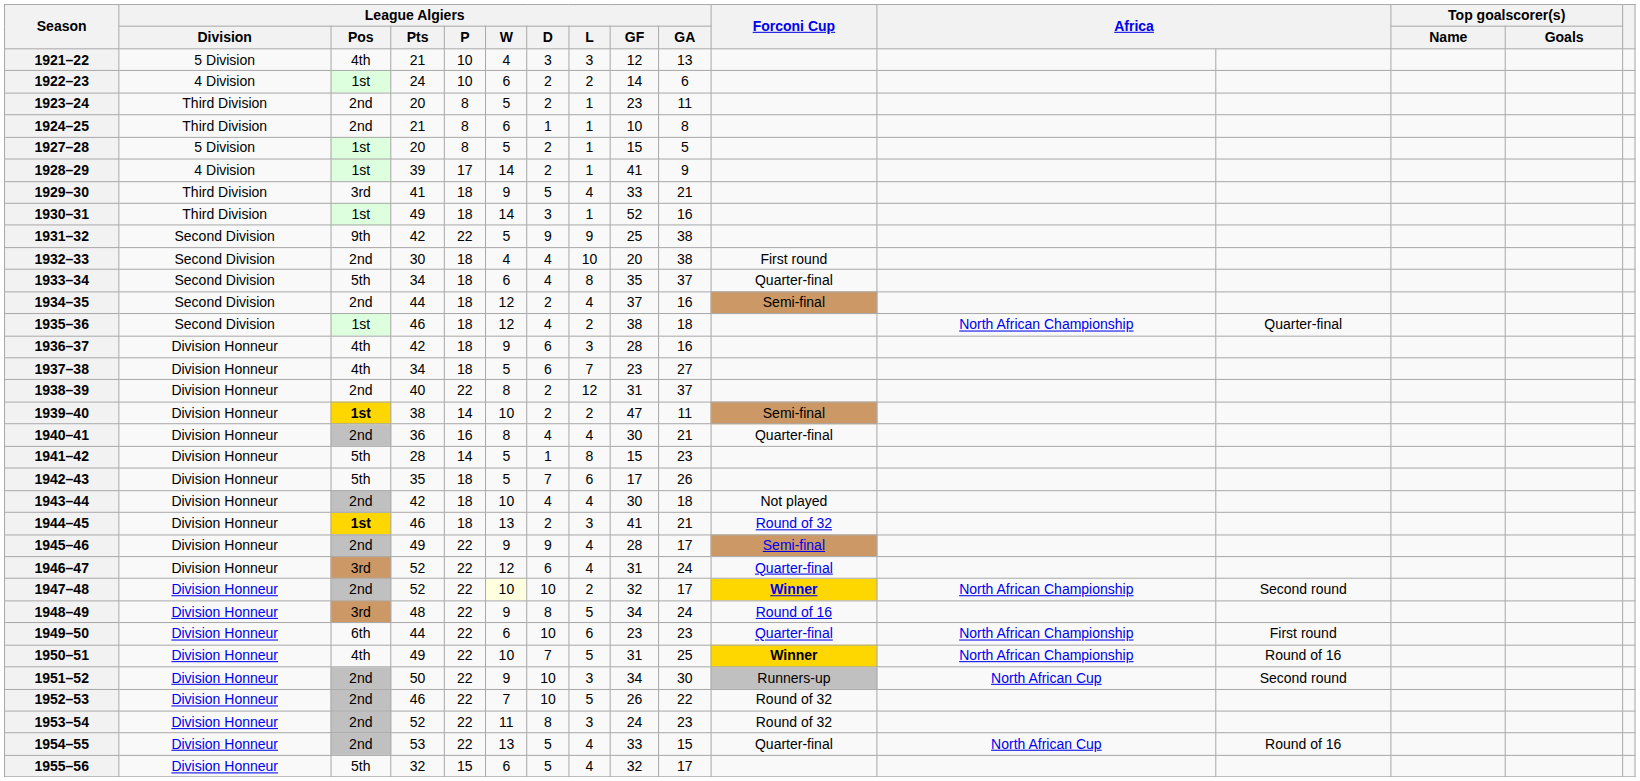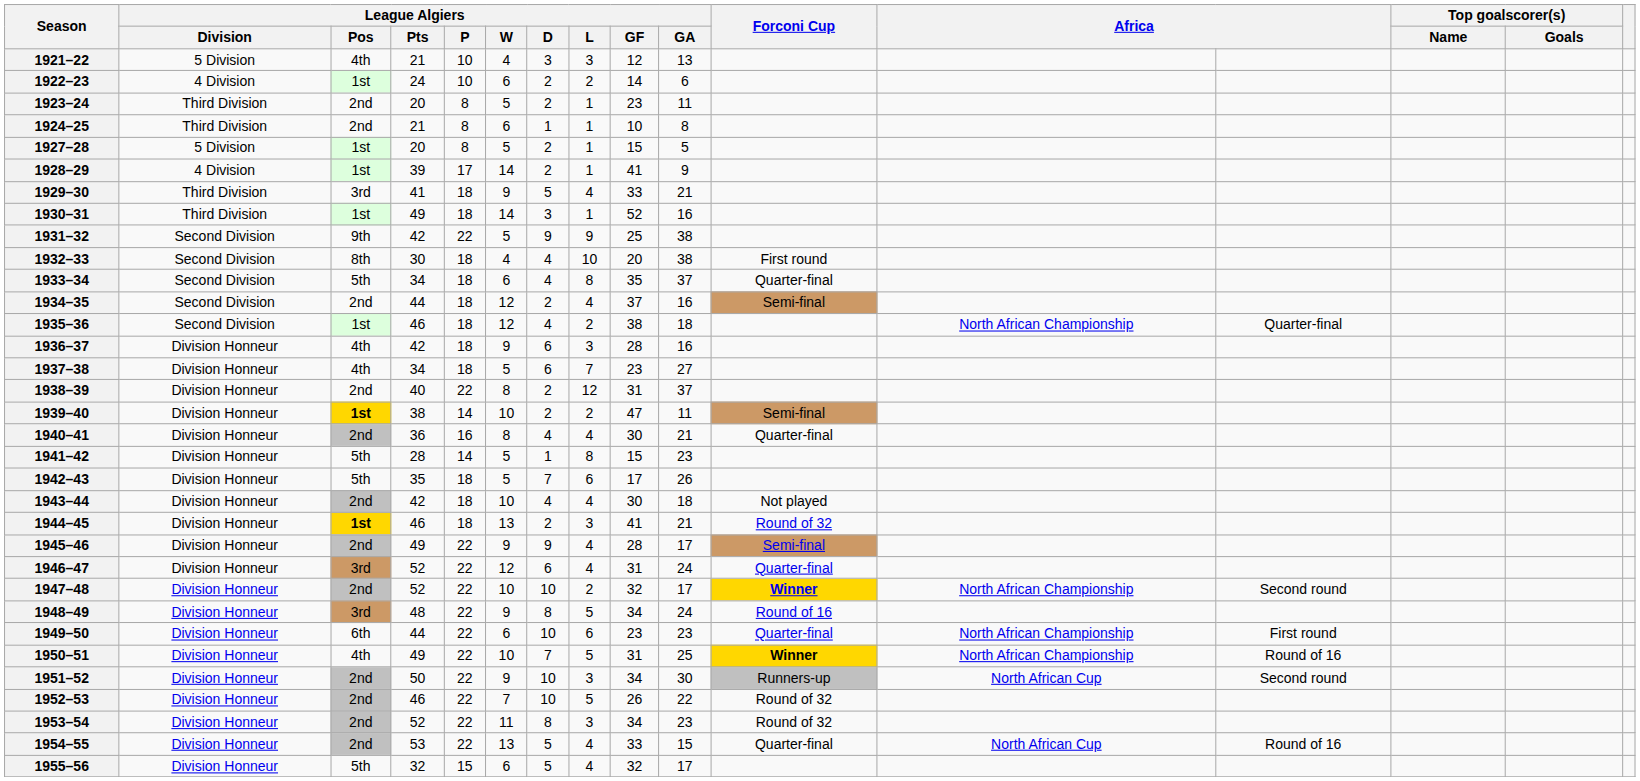(361, 258) 2nd -> (361, 258) 8th
(506, 589) lightyellow background -> (506, 589) no background
(635, 722) 24 -> (635, 722) 34
